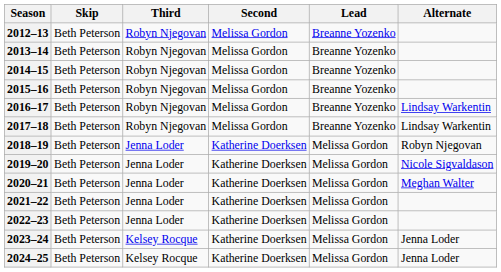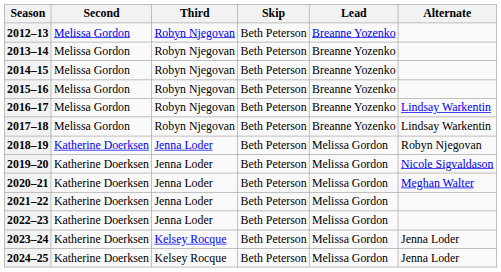columns swapped: (87, 13) <-> (259, 13)
